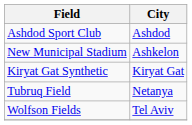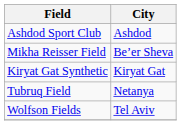- row: (67, 52)
+ row: (56, 52)
